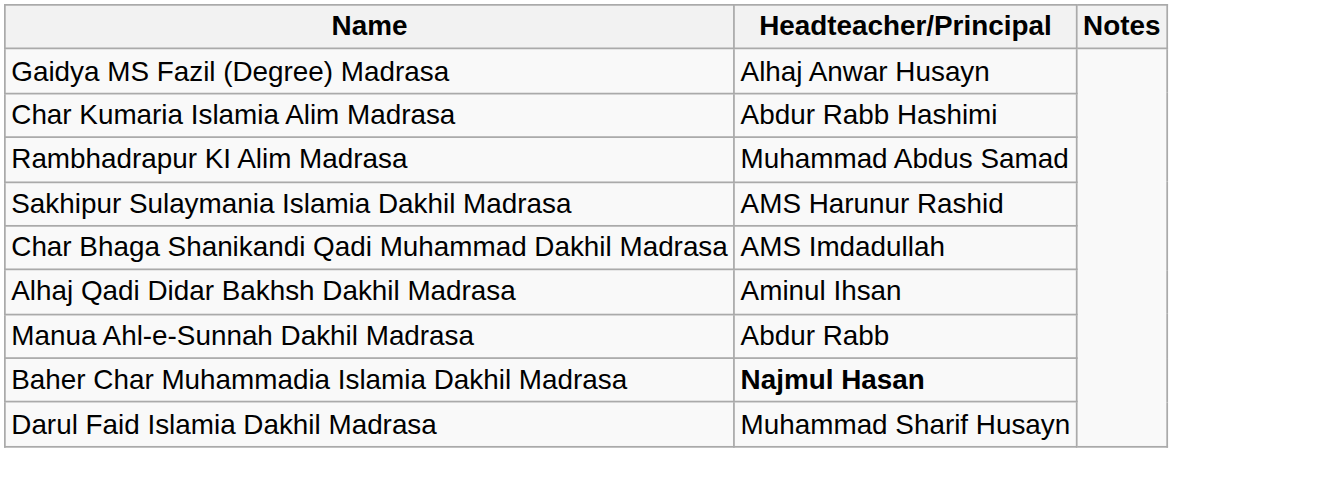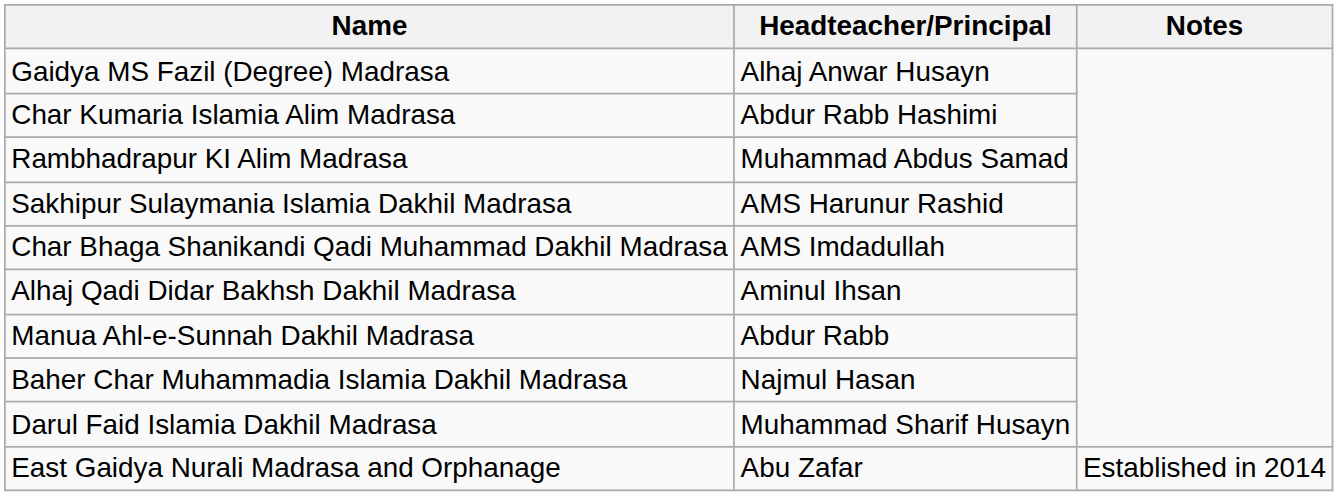(833, 379) bold -> (828, 379) normal
+ row: (286, 468)
